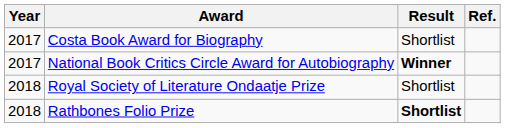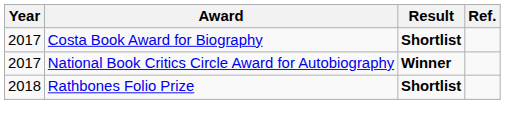(428, 39) normal -> (431, 39) bold
- row: (186, 87)
